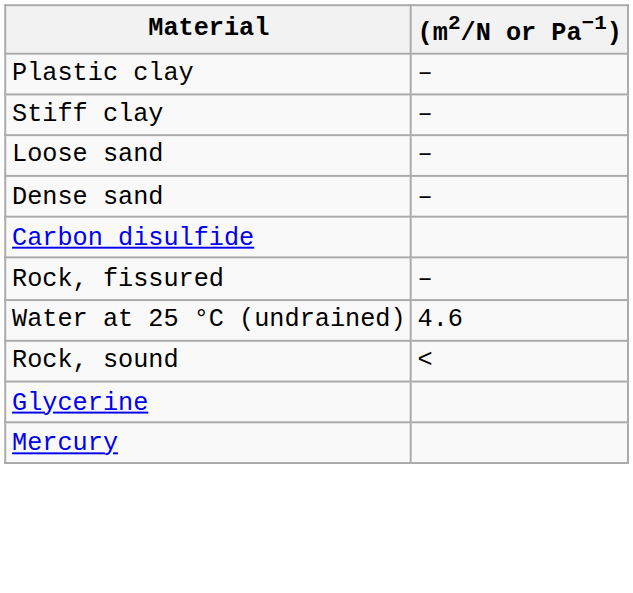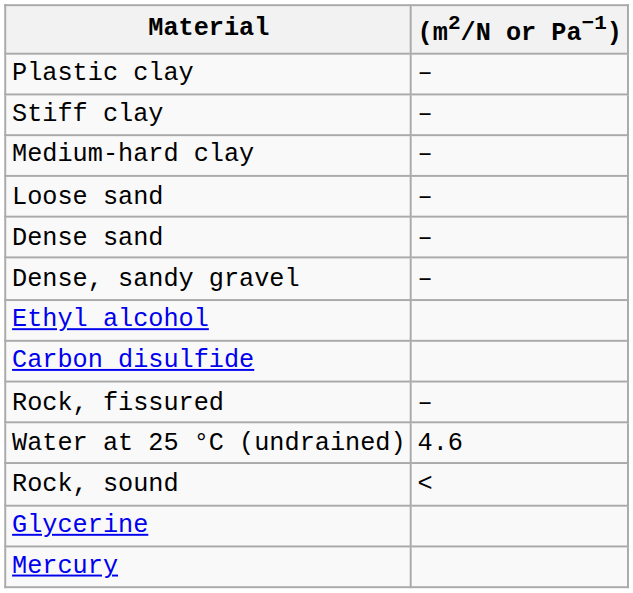+ row: (133, 156)
+ row: (156, 279)
+ row: (110, 320)
